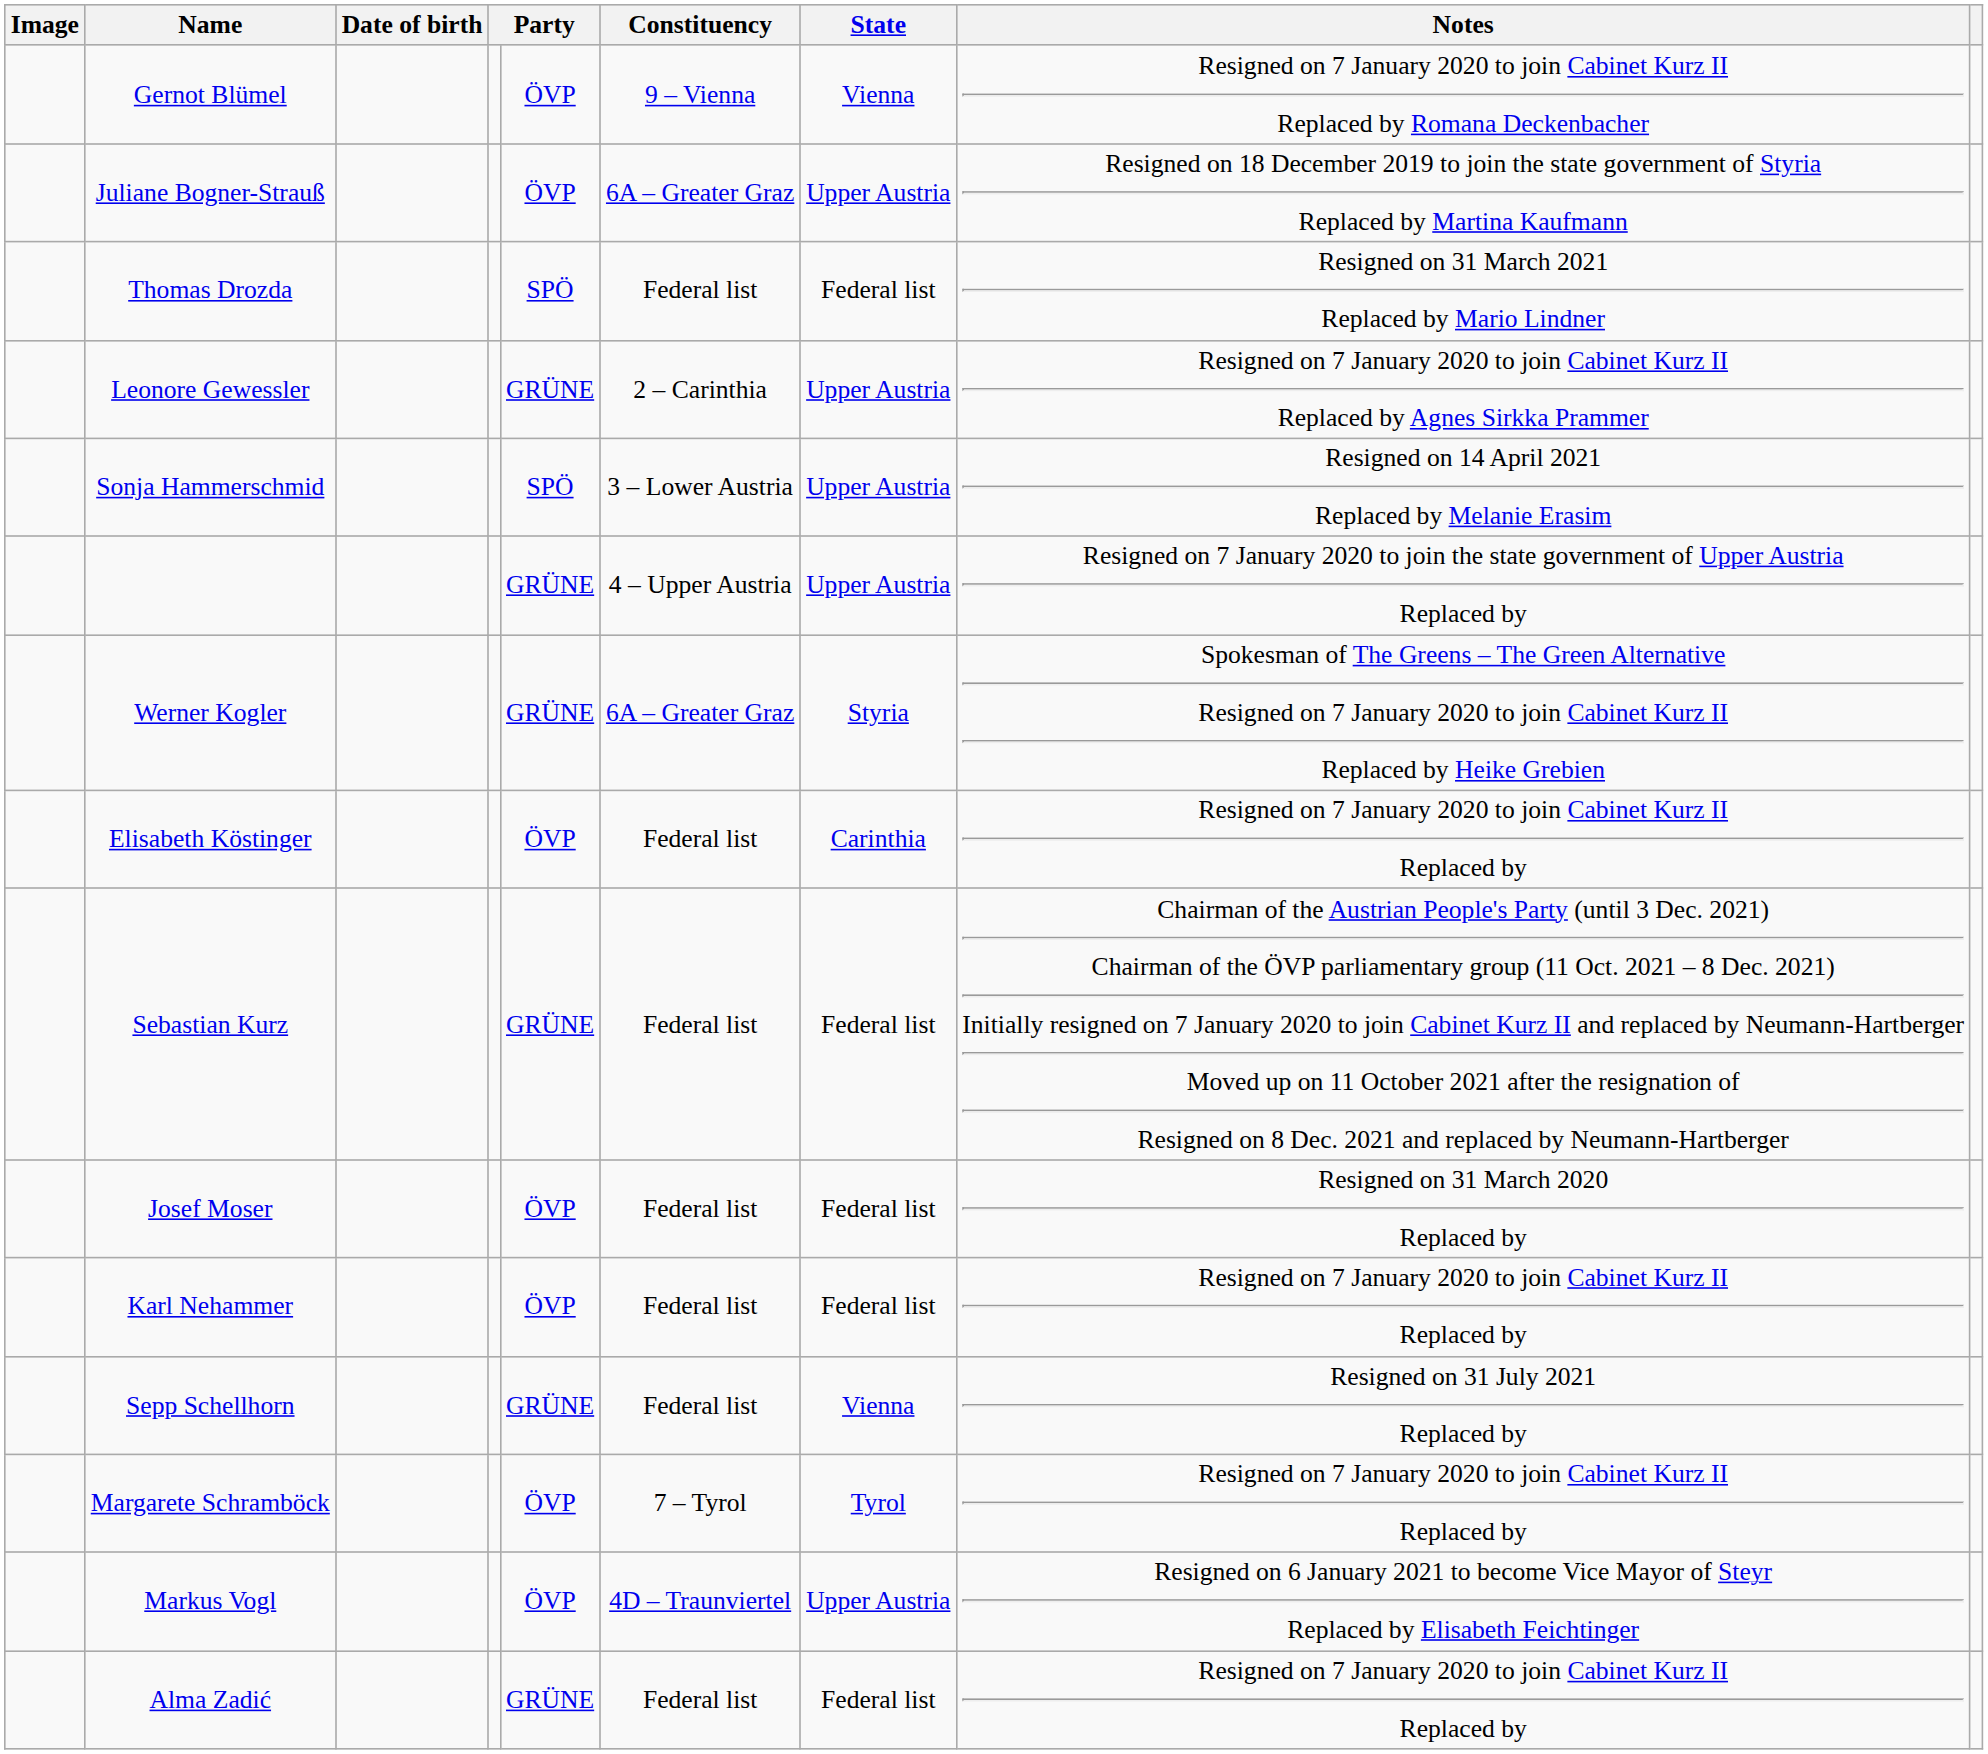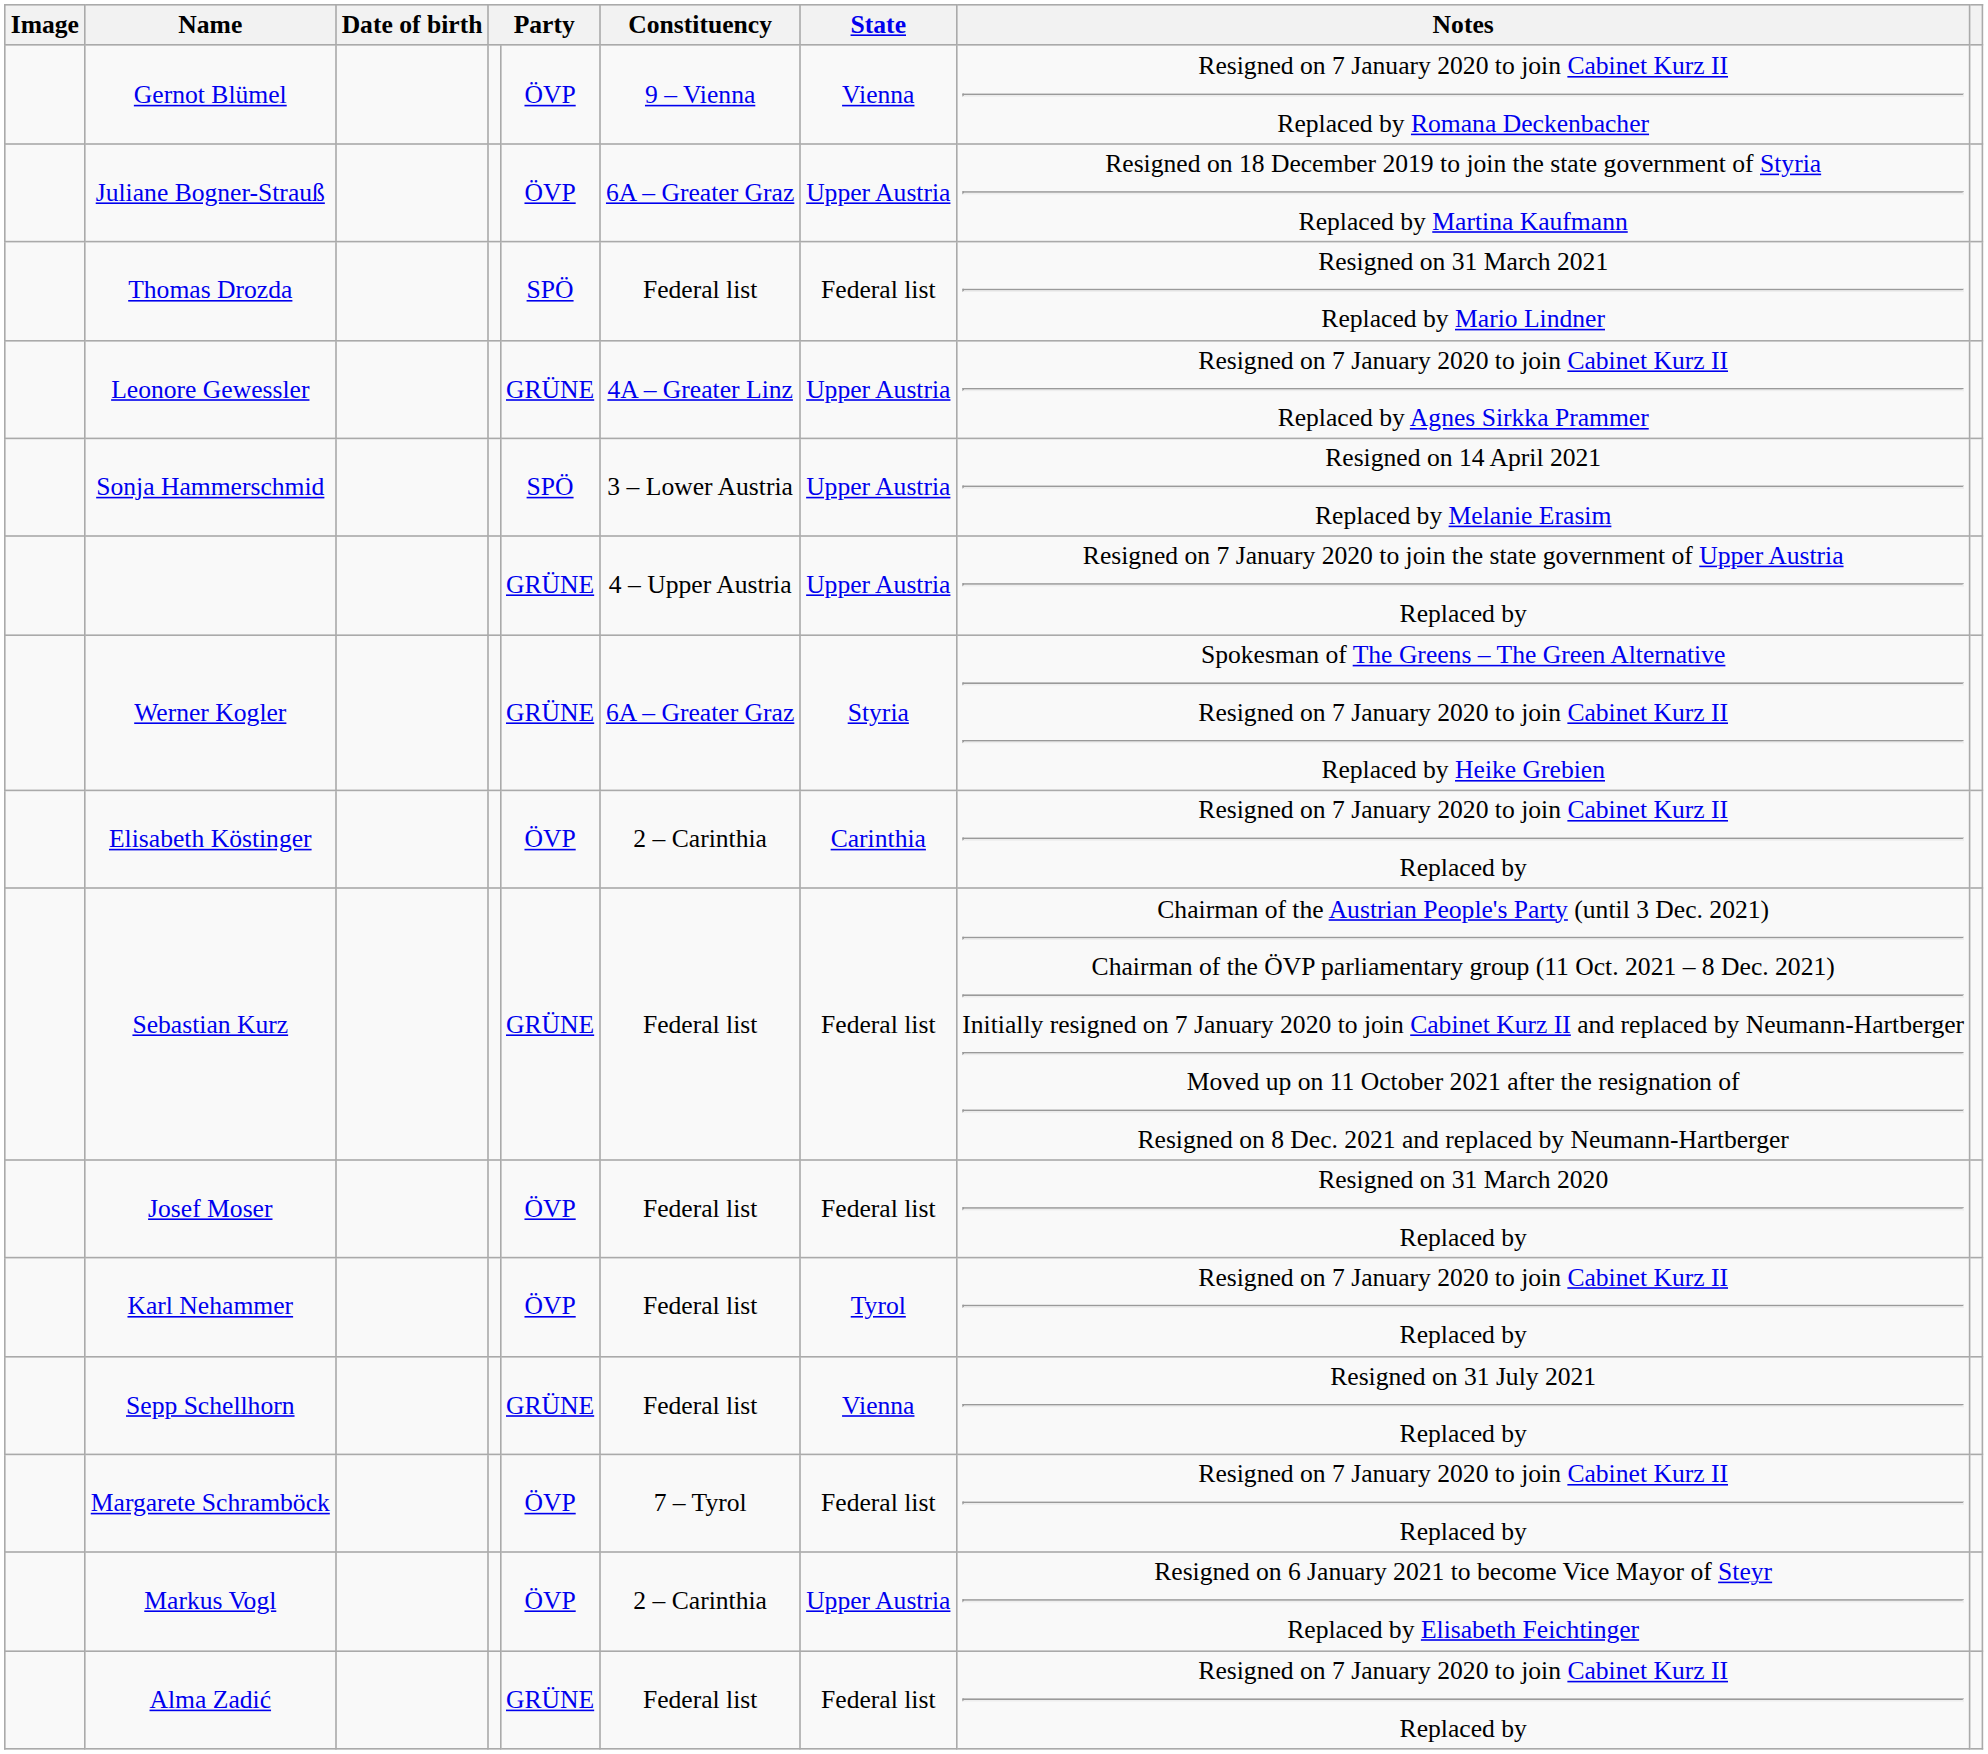(700, 388) 2 – Carinthia -> (700, 388) 4A – Greater Linz
(700, 839) Federal list -> (700, 839) 2 – Carinthia
(878, 1306) Federal list -> (878, 1306) Tyrol
(878, 1503) Tyrol -> (878, 1502) Federal list
(700, 1601) 4D – Traunviertel -> (700, 1601) 2 – Carinthia
